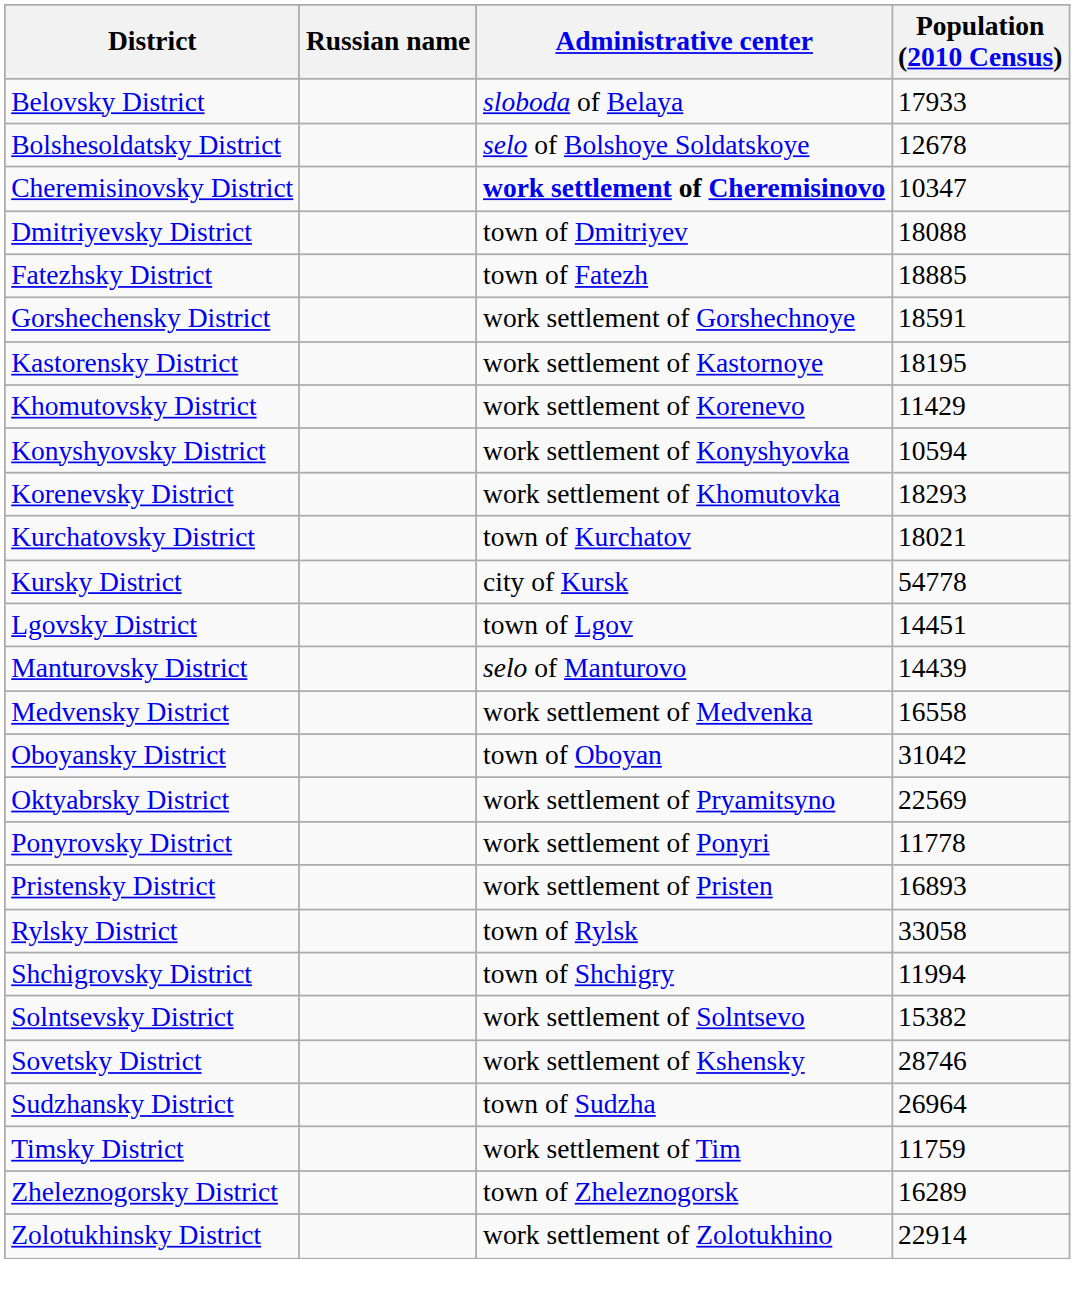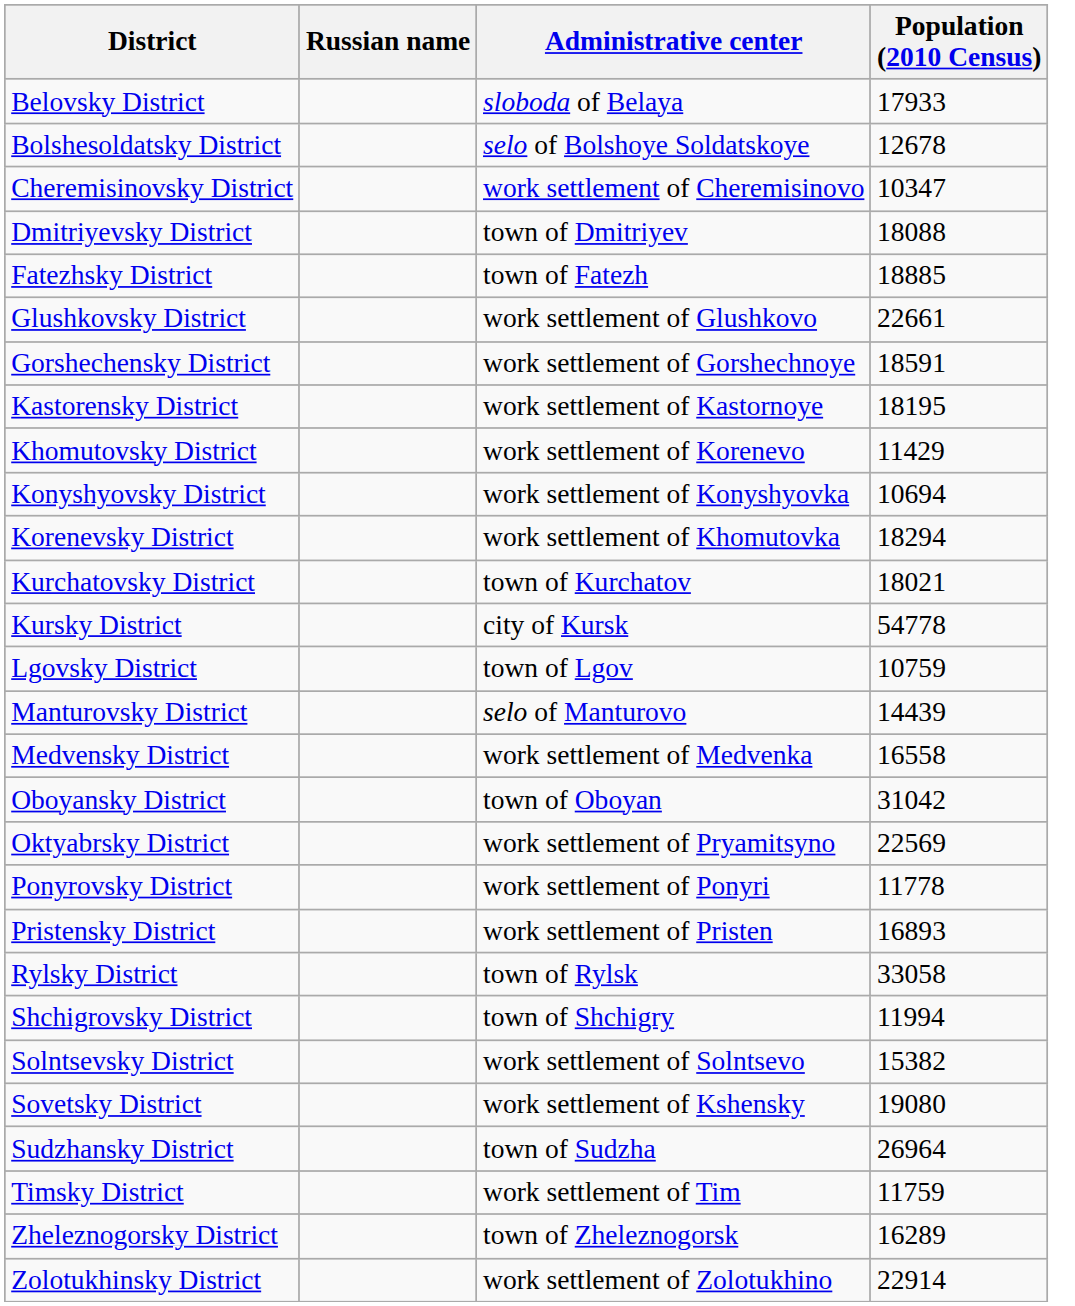(684, 188) bold -> (674, 188) normal
+ row: (129, 319)
(932, 450) 10594 -> (911, 493) 10694
(932, 493) 18293 -> (911, 537) 18294
(932, 624) 14451 -> (911, 668) 10759
(932, 1061) 28746 -> (911, 1104) 19080
